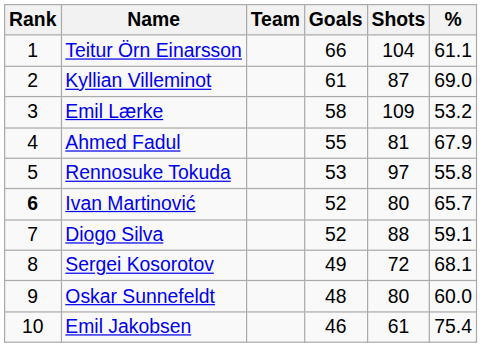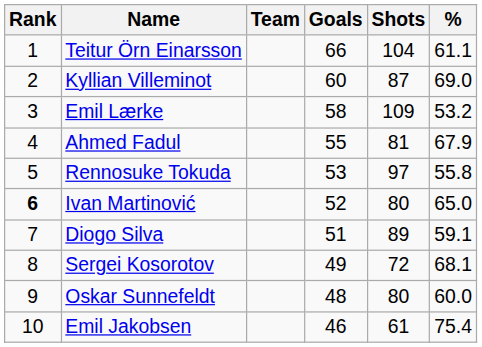(336, 81) 61 -> (336, 81) 60
(453, 204) 65.7 -> (453, 204) 65.0
(336, 234) 52 -> (336, 234) 51
(398, 234) 88 -> (398, 234) 89
